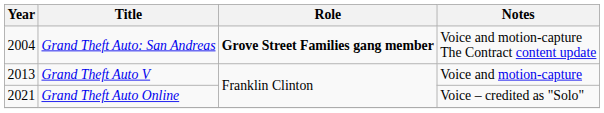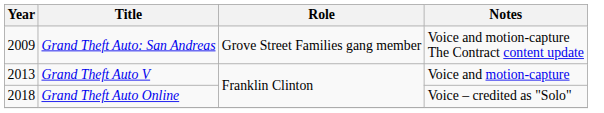(21, 44) 2004 -> (21, 44) 2009
(328, 44) bold -> (322, 44) normal
(21, 96) 2021 -> (21, 96) 2018
